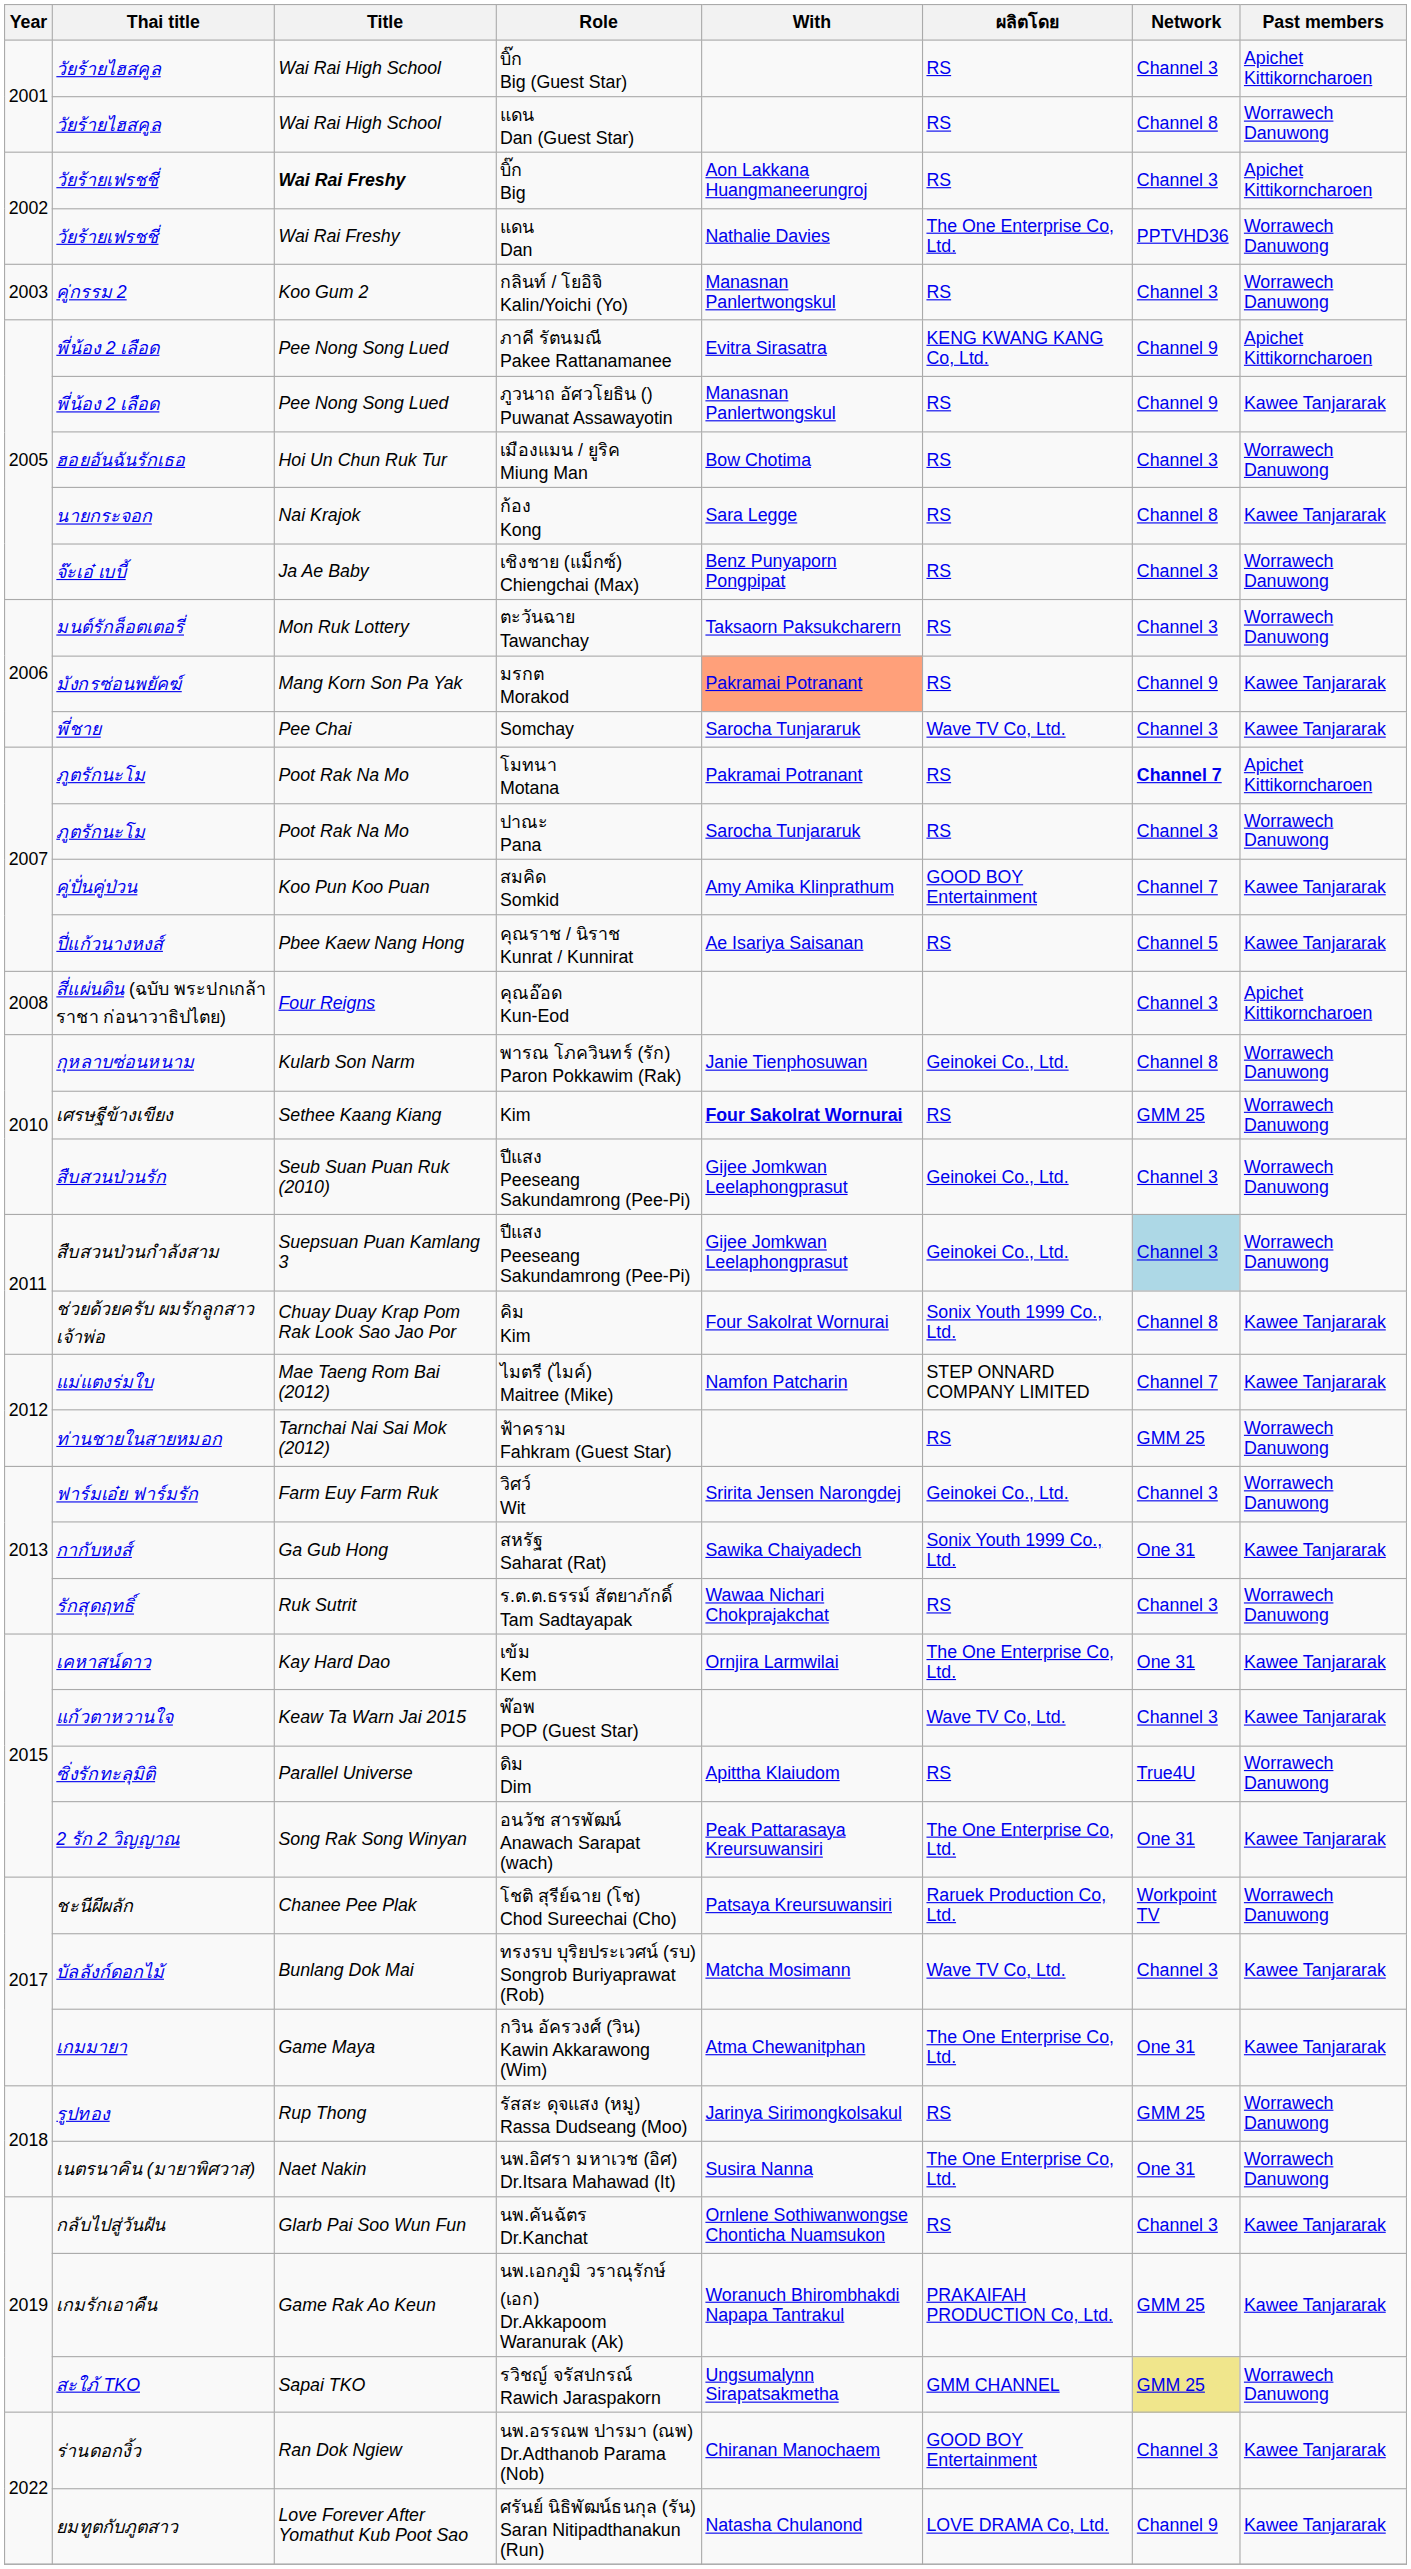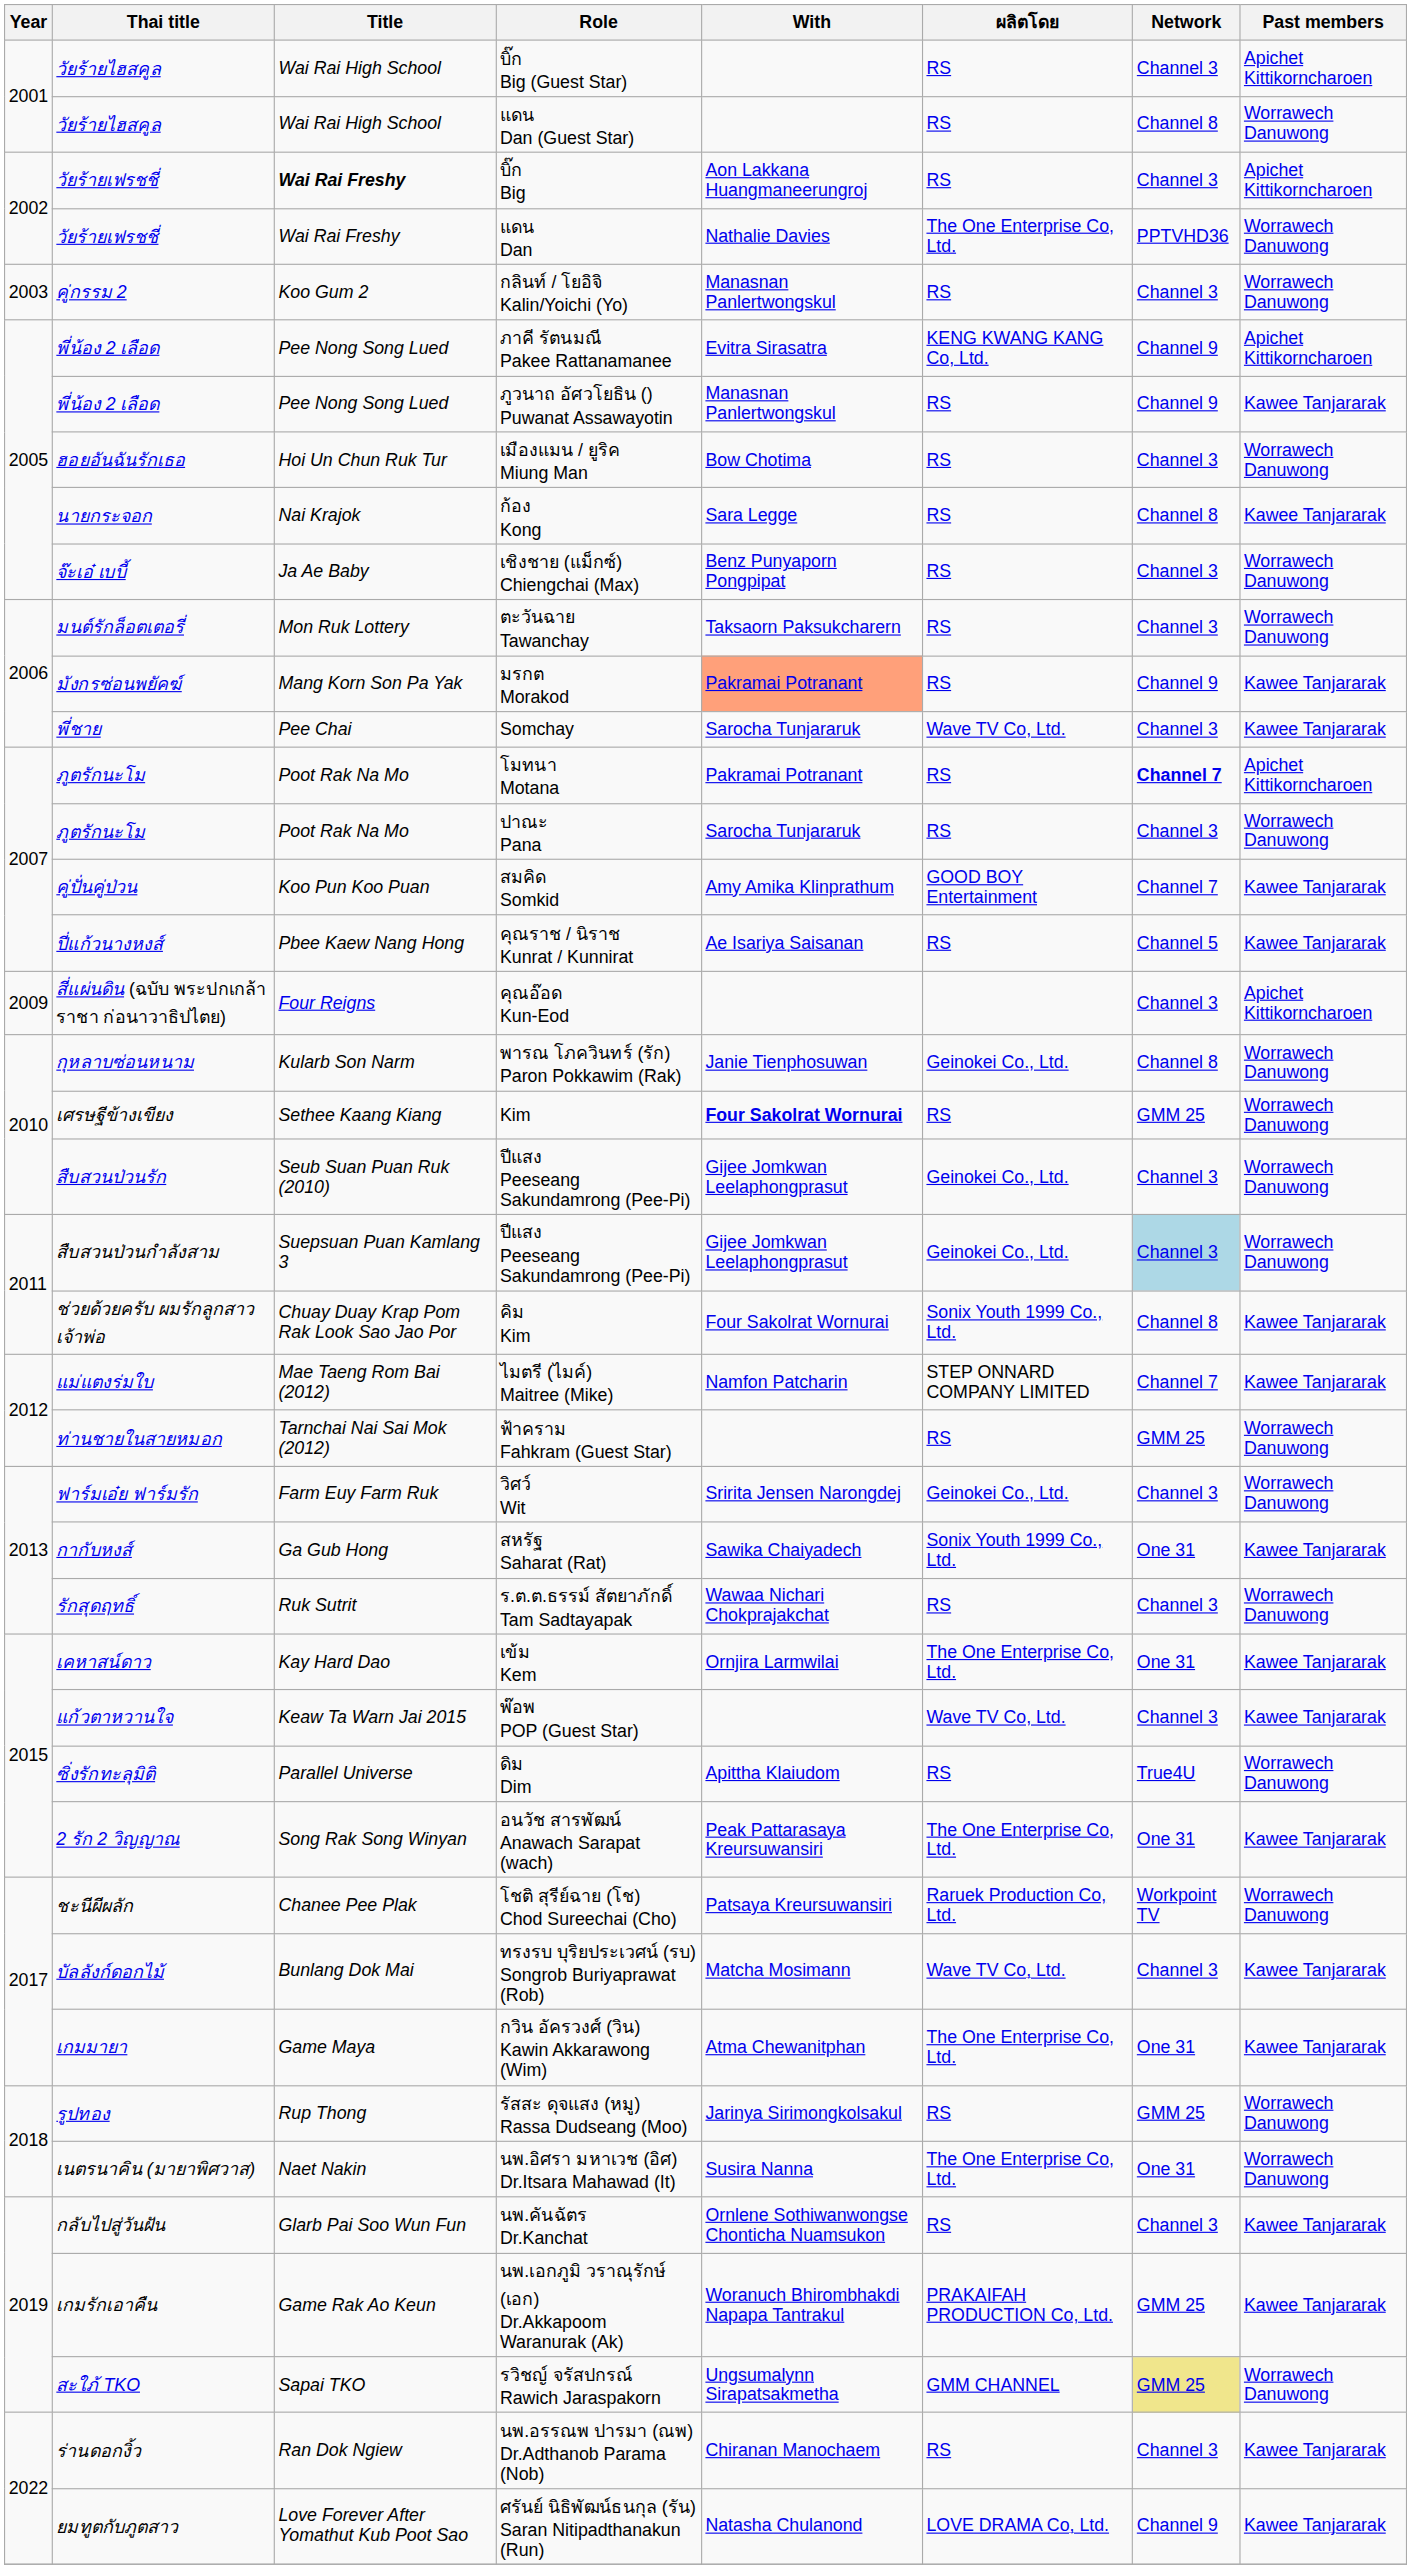(28, 1002) 2008 -> (28, 1002) 2009
(982, 2450) GOOD BOY Entertainment -> (939, 2450) RS
